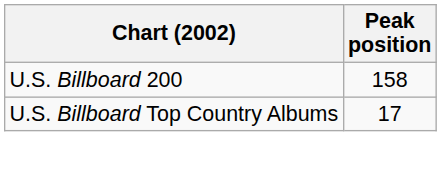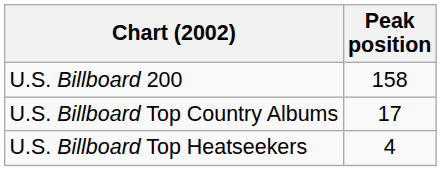+ row: (158, 147)
